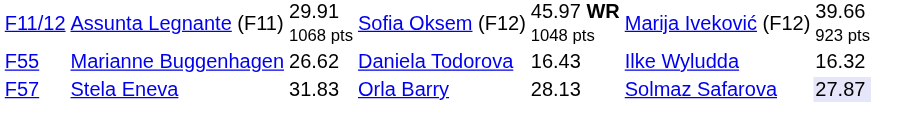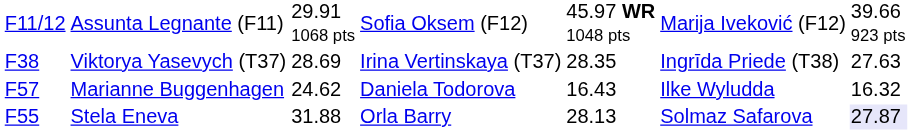+ row: (178, 61)
(22, 61) F55 -> (22, 89) F57
(314, 61) 26.62 -> (316, 89) 24.62
(22, 89) F57 -> (22, 116) F55
(314, 89) 31.83 -> (316, 116) 31.88
